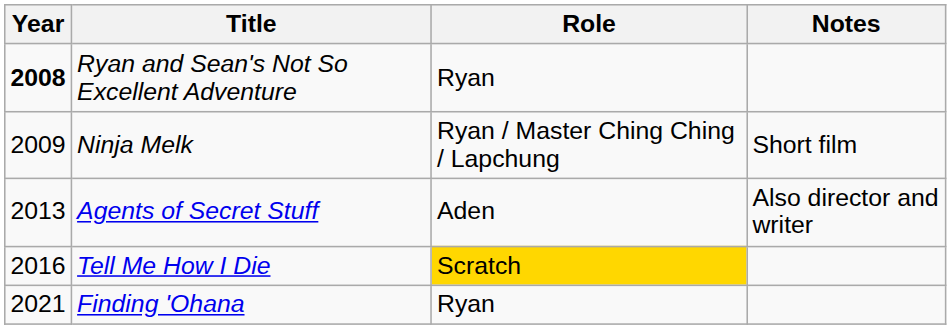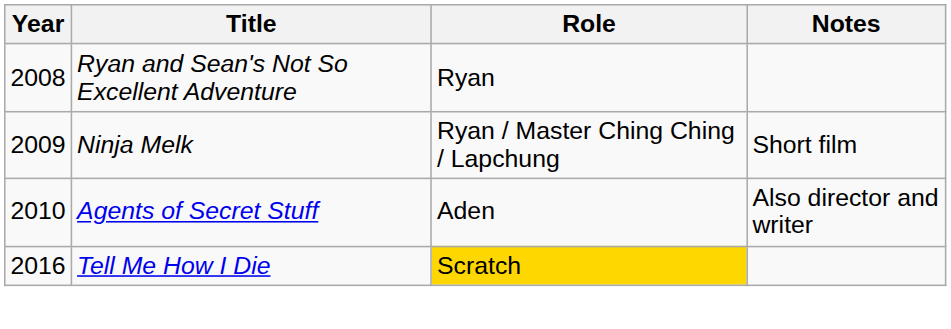(38, 77) bold -> (38, 77) normal
(38, 211) 2013 -> (38, 211) 2010
- row: (161, 304)
